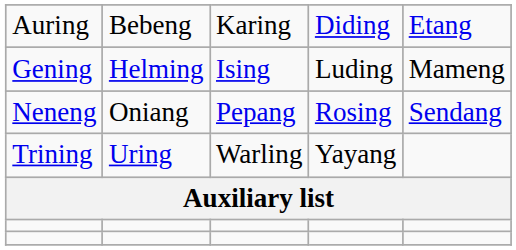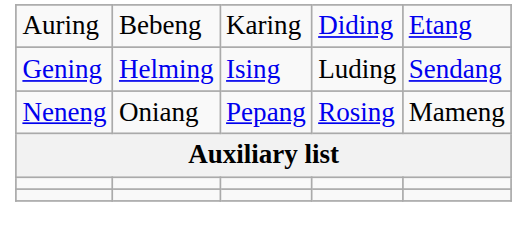(457, 68) Mameng -> (455, 68) Sendang
(455, 111) Sendang -> (457, 111) Mameng
- row: (52, 154)
